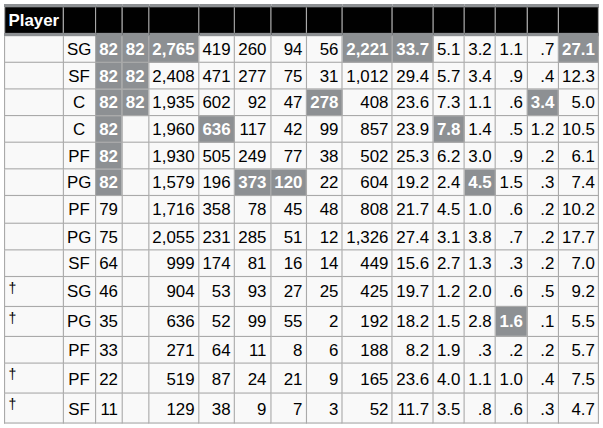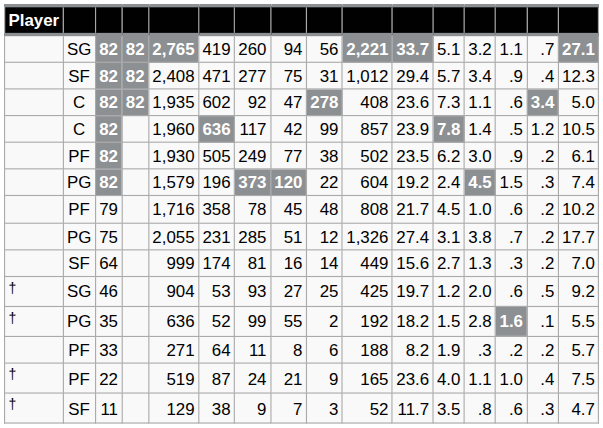(413, 156) 25.3 -> (413, 156) 23.5
